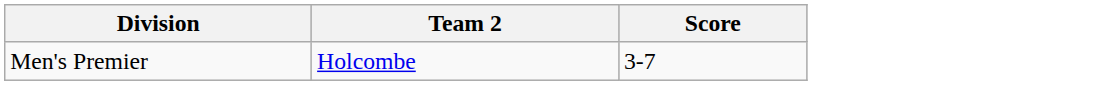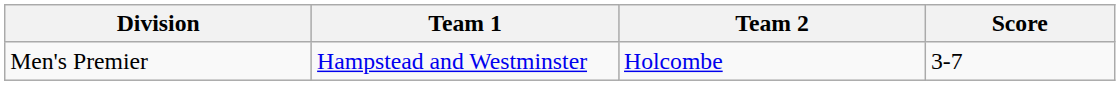+ column: (465, 23)
